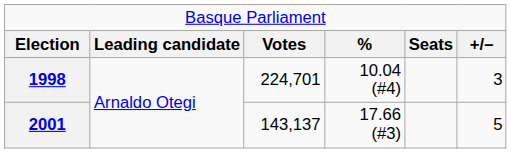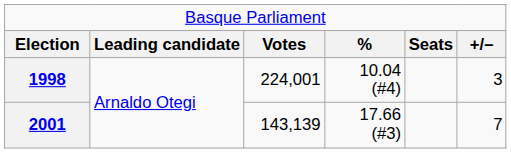(291, 79) 224,701 -> (291, 79) 224,001
(291, 124) 143,137 -> (291, 124) 143,139
(498, 124) 5 -> (498, 124) 7
